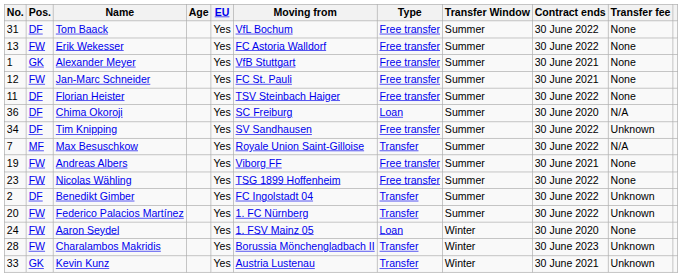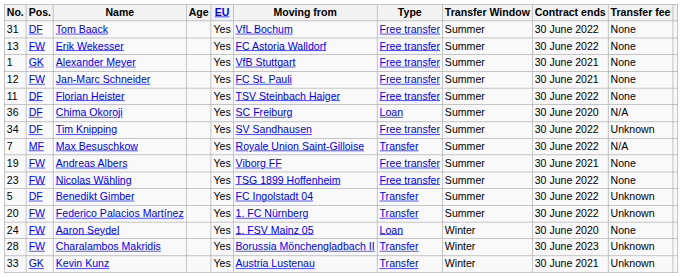(10, 197) 2 -> (10, 197) 5
